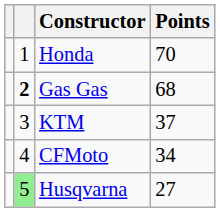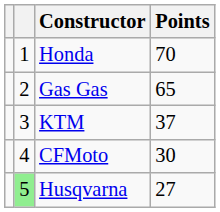(24, 88) bold -> (24, 88) normal
(165, 88) 68 -> (165, 88) 65
(165, 155) 34 -> (165, 155) 30
